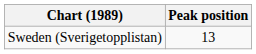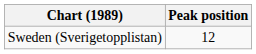(208, 37) 13 -> (208, 37) 12
